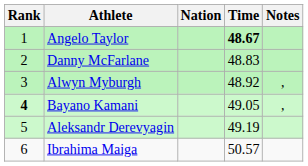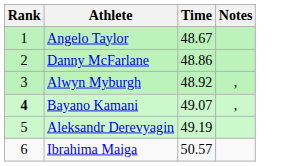- column: (201, 15)
(244, 37) bold -> (196, 37) normal
(244, 60) 48.83 -> (196, 60) 48.86
(244, 104) 49.05 -> (196, 104) 49.07
